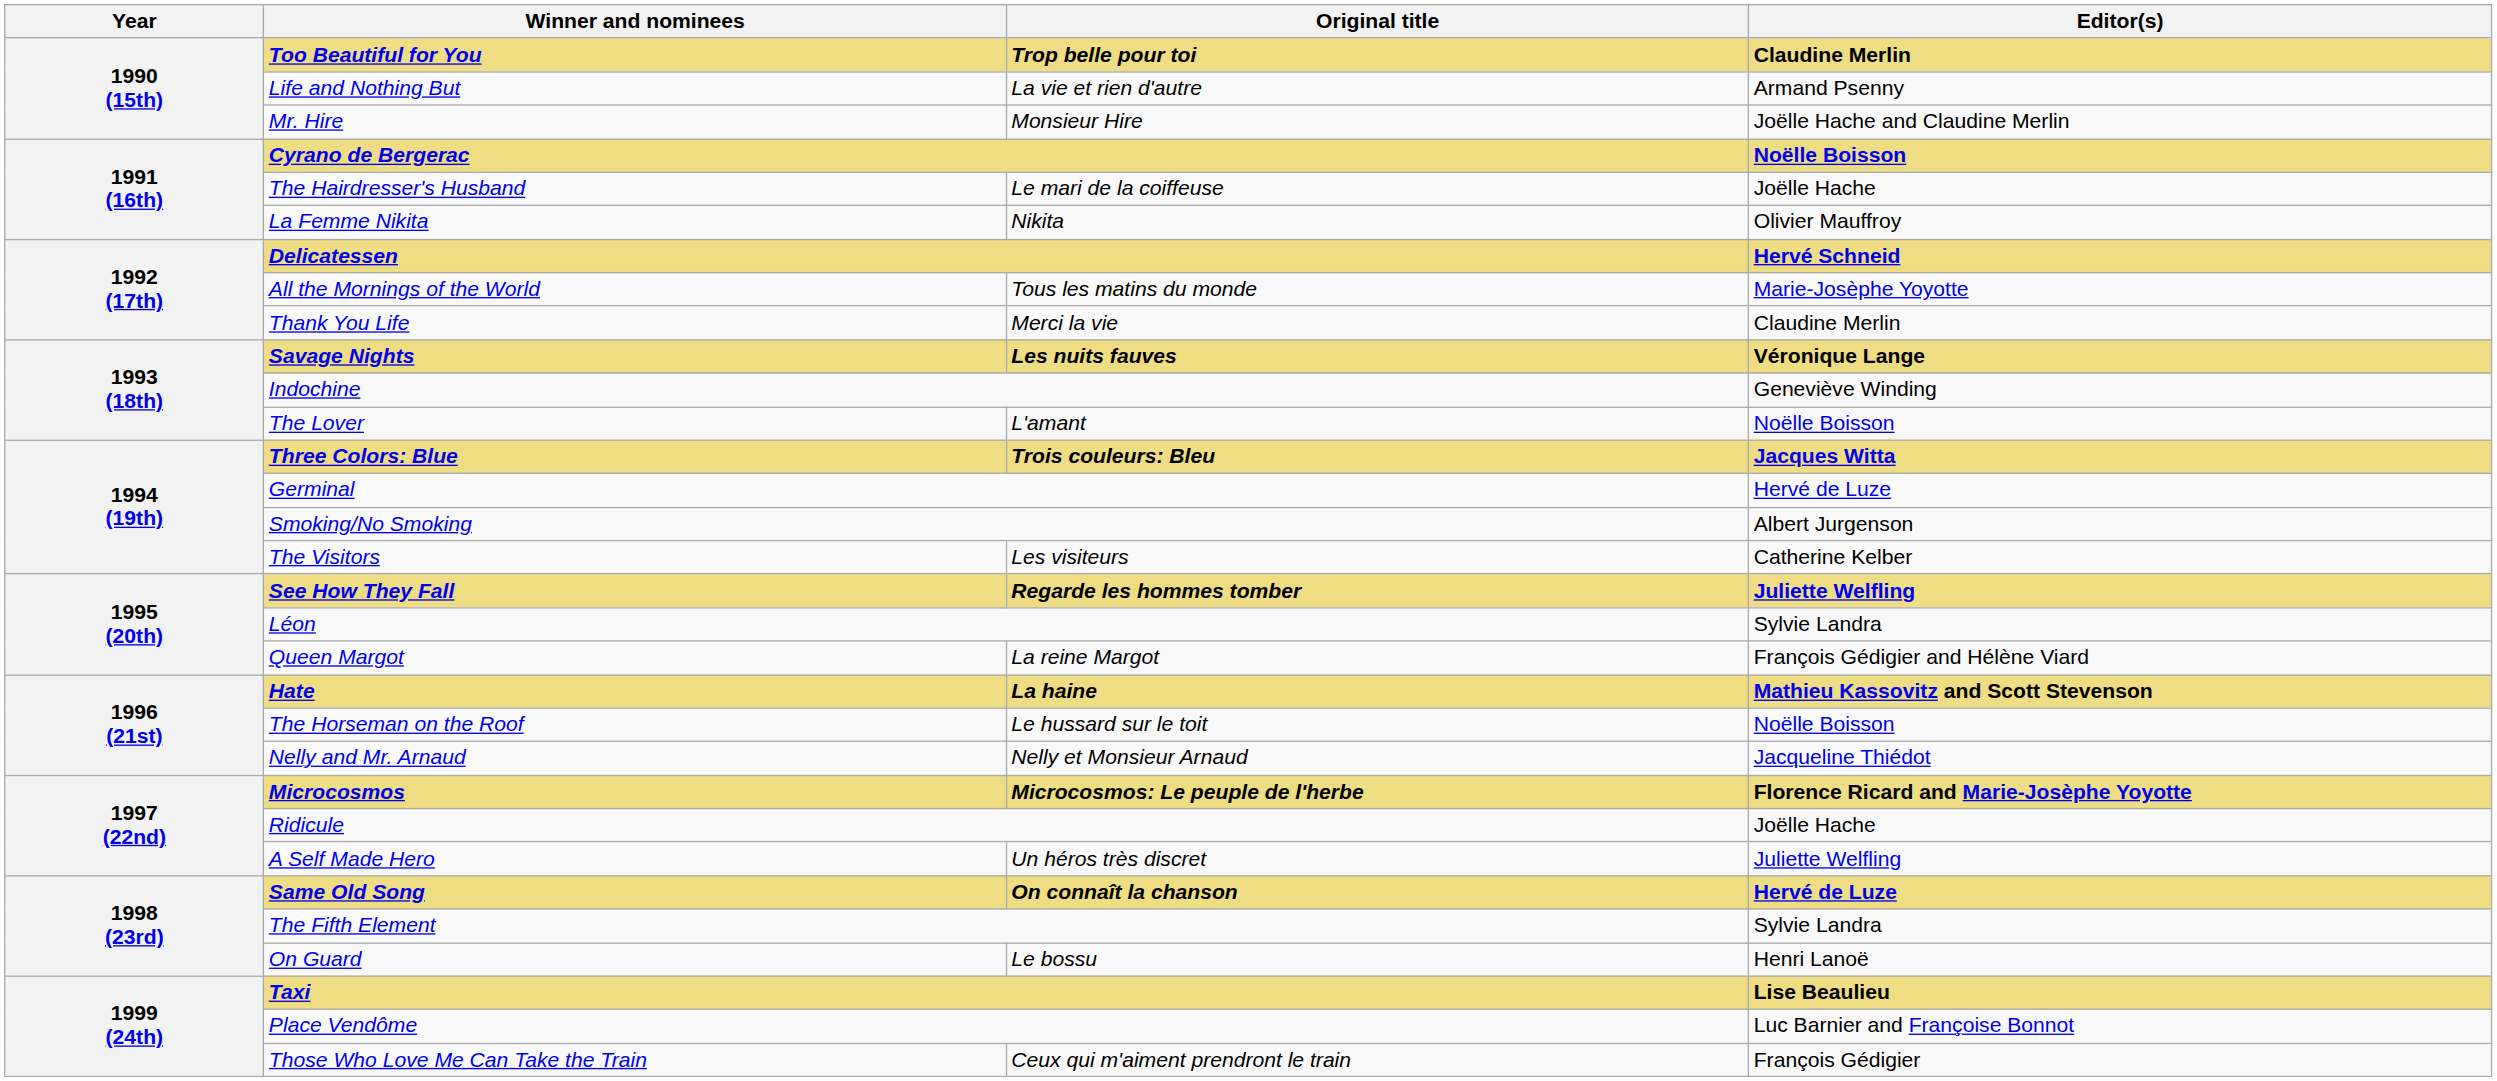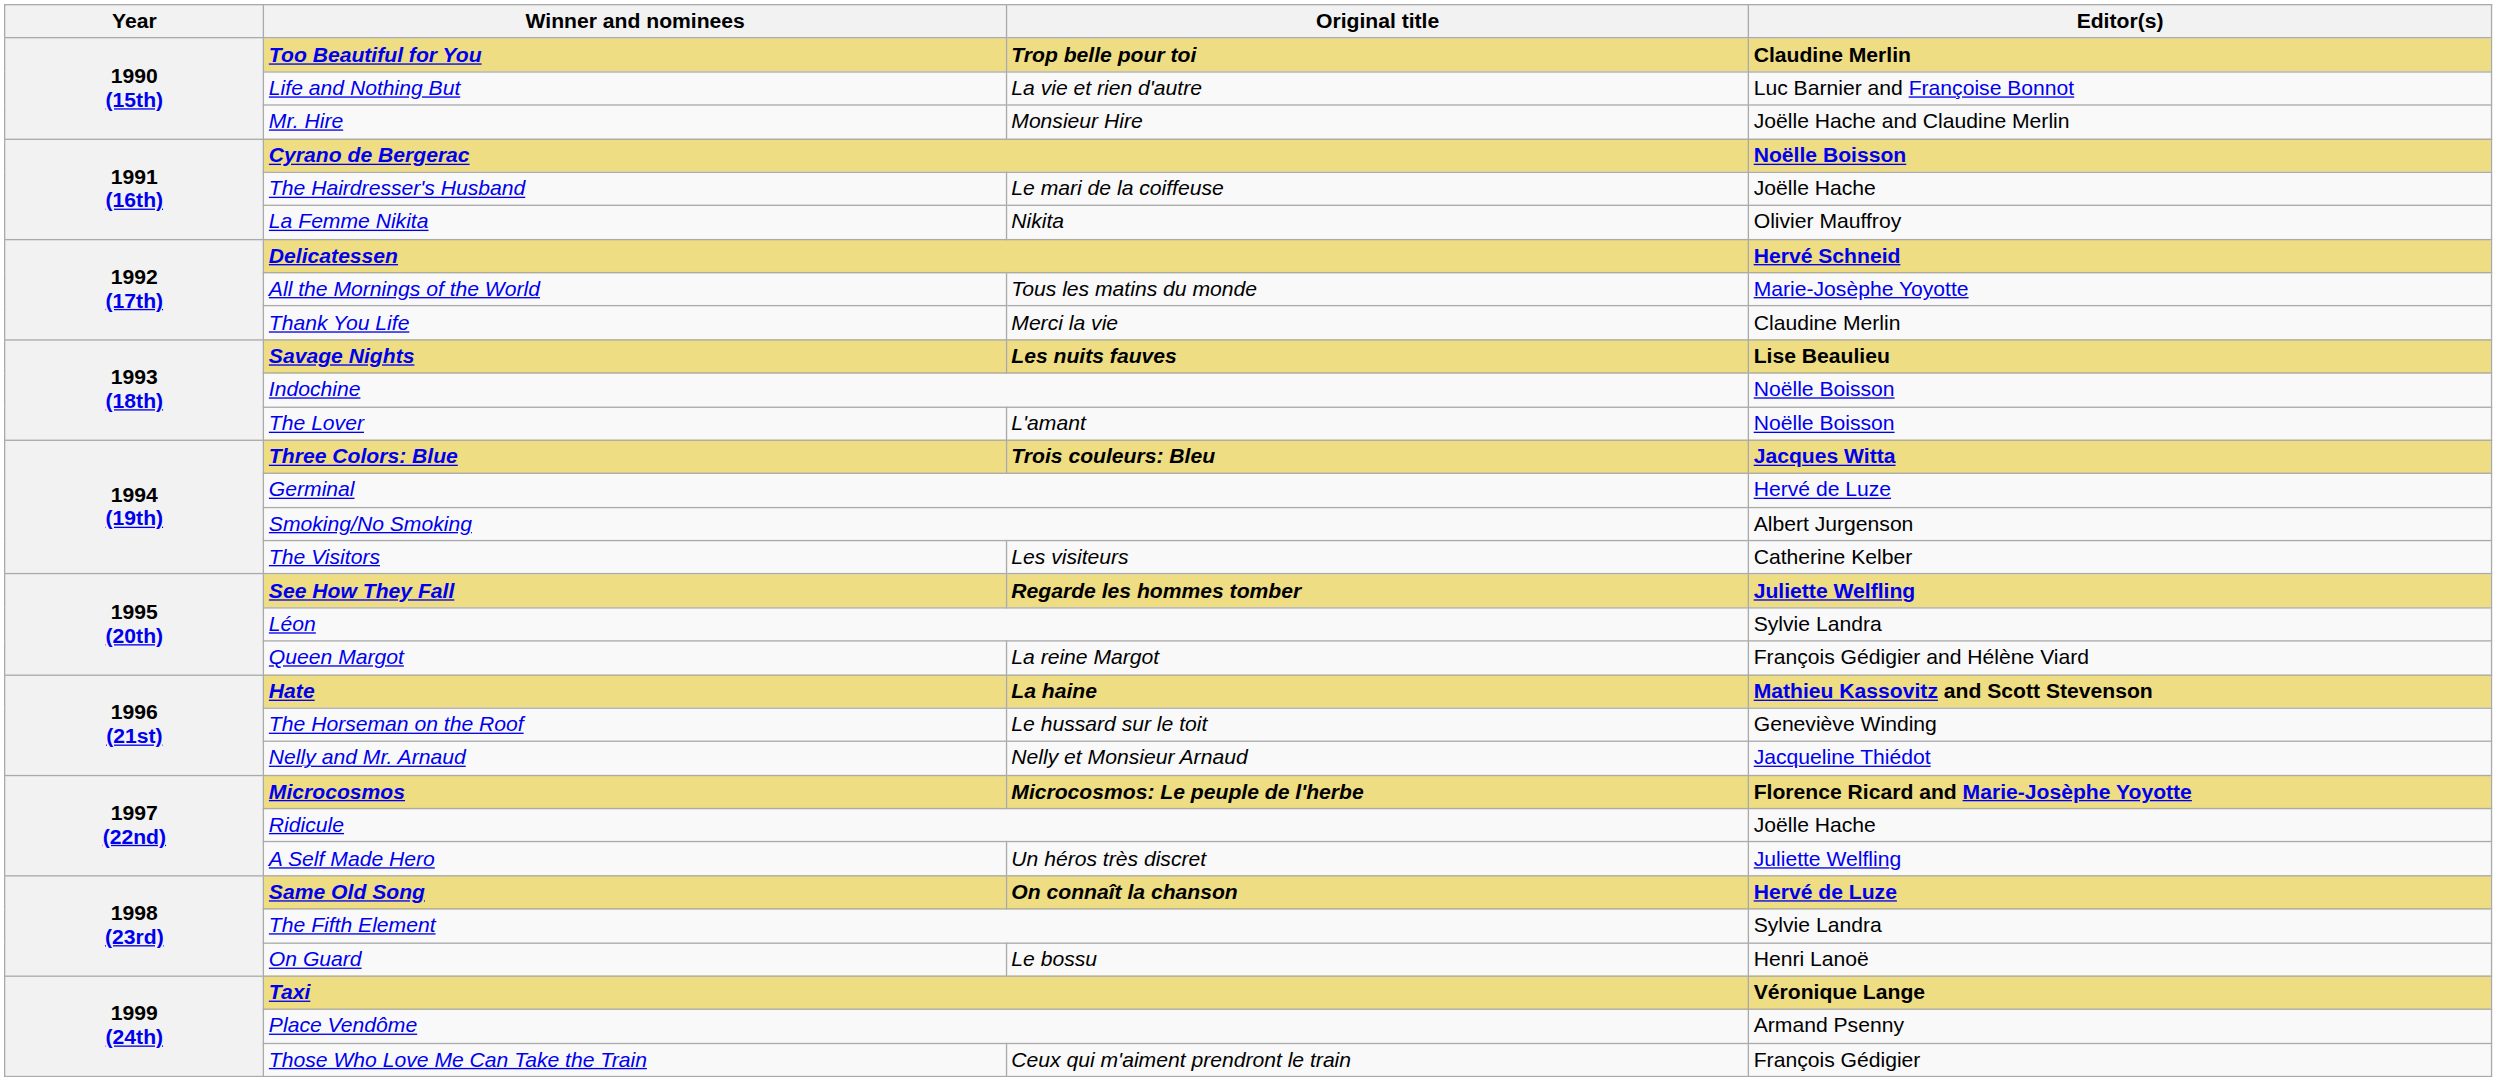(1829, 88) Armand Psenny -> (1914, 88) Luc Barnier and Françoise Bonnot
(1839, 356) Véronique Lange -> (1822, 356) Lise Beaulieu
(1845, 389) Geneviève Winding -> (1824, 389) Noëlle Boisson
(1824, 724) Noëlle Boisson -> (1845, 724) Geneviève Winding
(1822, 992) Lise Beaulieu -> (1839, 992) Véronique Lange
(1914, 1026) Luc Barnier and Françoise Bonnot -> (1829, 1026) Armand Psenny
